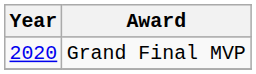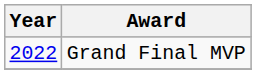(33, 53) 2020 -> (33, 53) 2022
